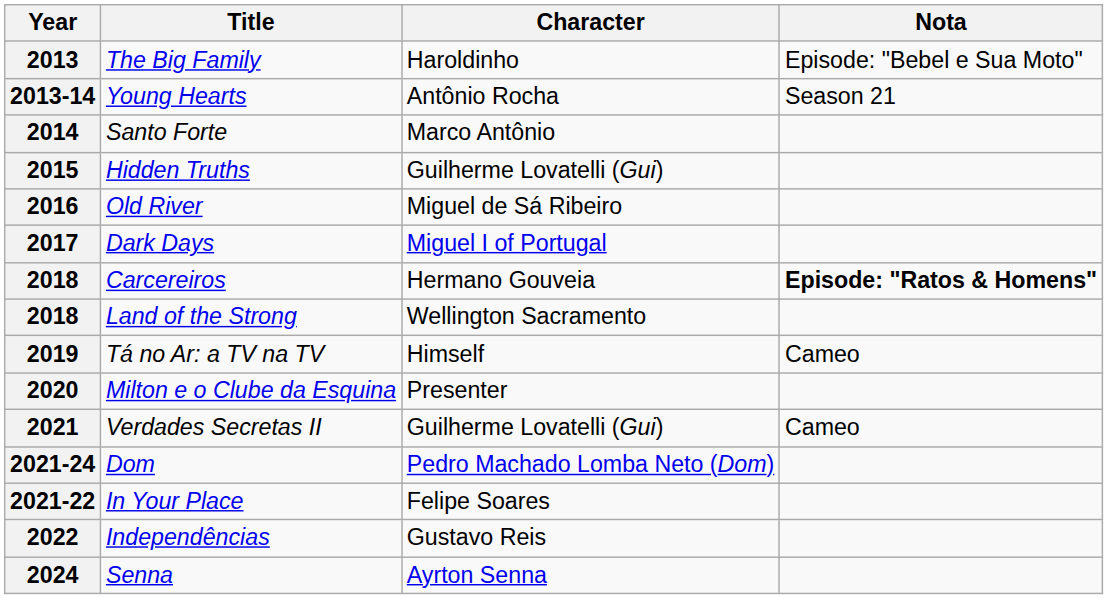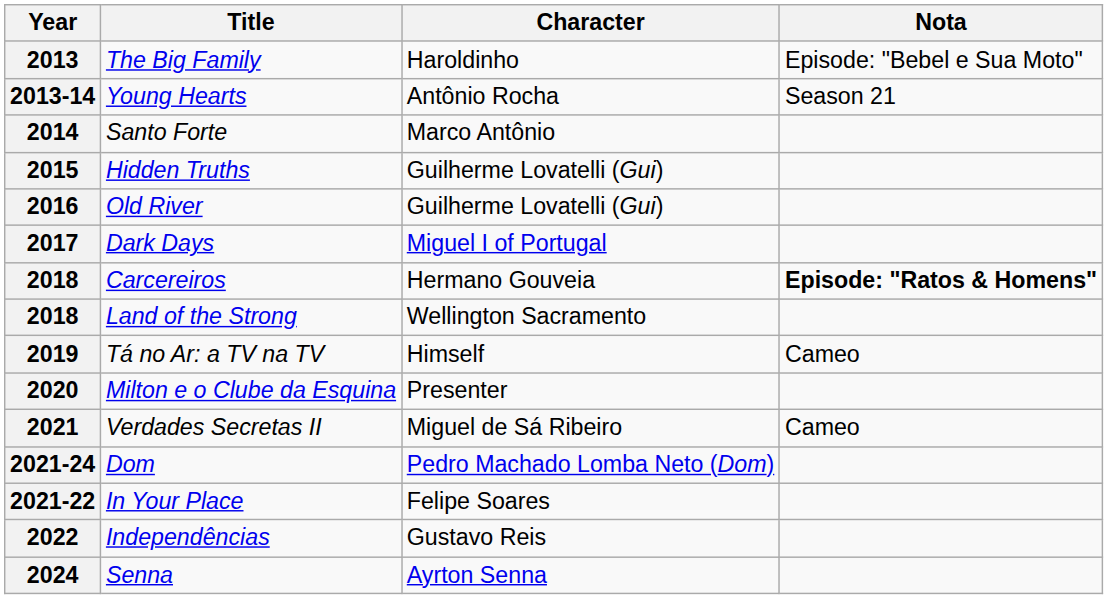(514, 206) Miguel de Sá Ribeiro -> (535, 206) Guilherme Lovatelli (Gui)
(535, 427) Guilherme Lovatelli (Gui) -> (514, 427) Miguel de Sá Ribeiro
